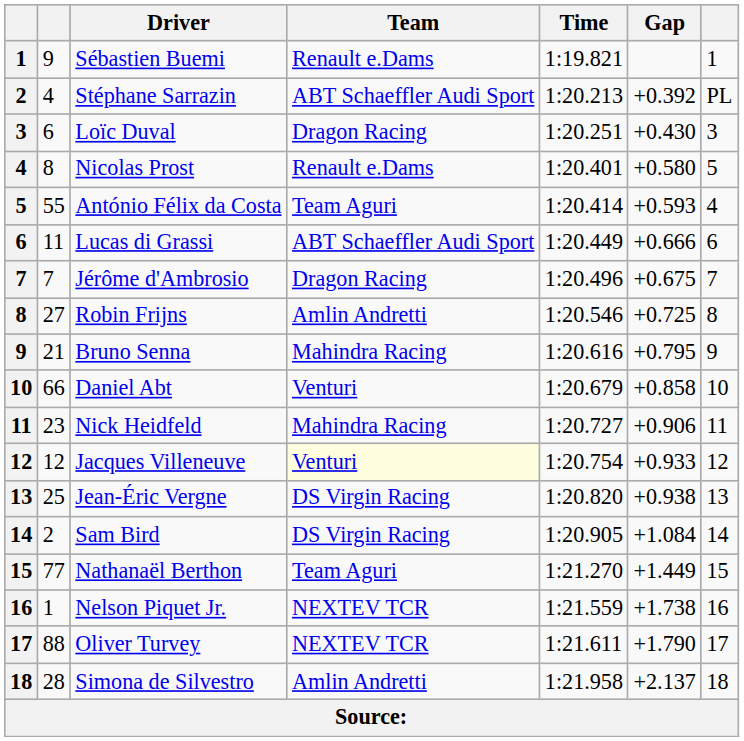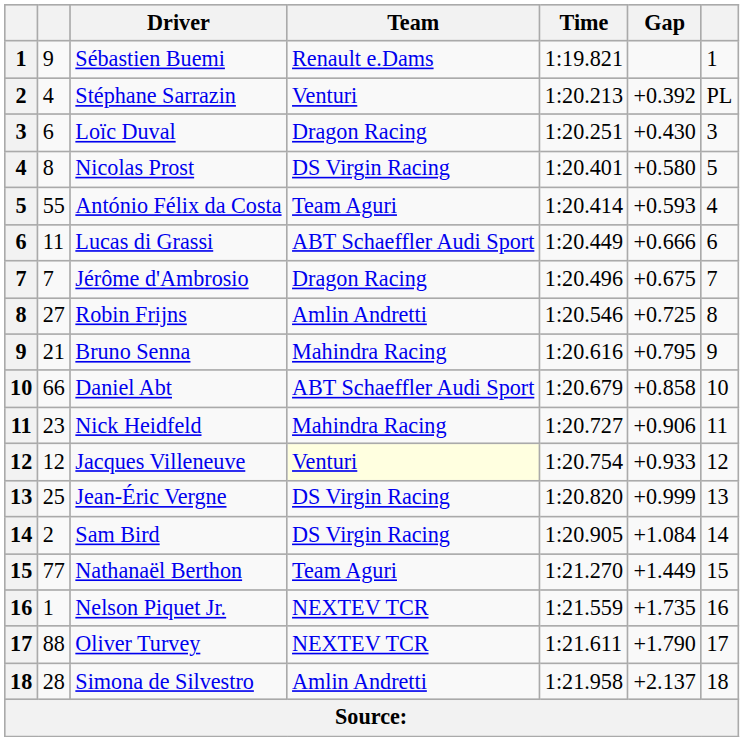(413, 95) ABT Schaeffler Audi Sport -> (325, 95) Venturi
(363, 168) Renault e.Dams -> (371, 168) DS Virgin Racing
(325, 388) Venturi -> (413, 388) ABT Schaeffler Audi Sport
(665, 497) +0.938 -> (665, 497) +0.999
(665, 607) +1.738 -> (665, 607) +1.735
